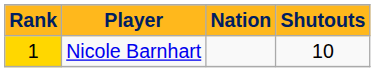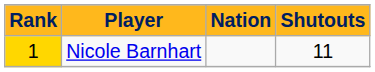(323, 51) 10 -> (323, 51) 11
